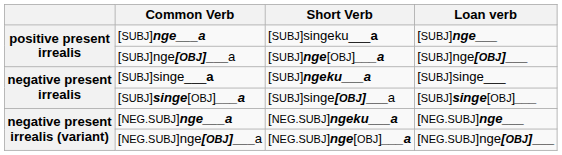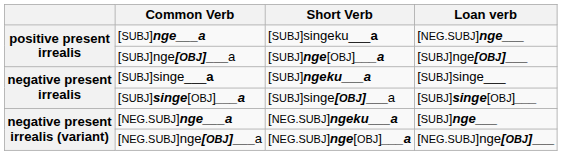(457, 35) [SUBJ]nge___ -> (471, 35) [NEG.SUBJ]nge___
(471, 118) [NEG.SUBJ]nge___ -> (457, 118) [SUBJ]nge___
